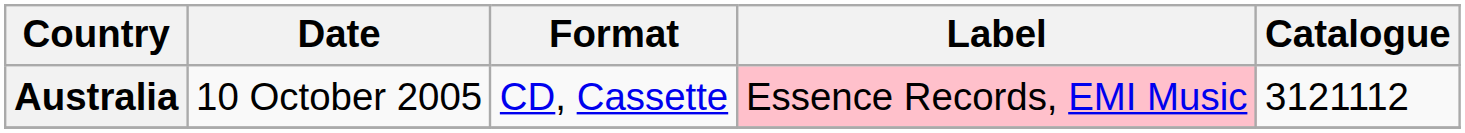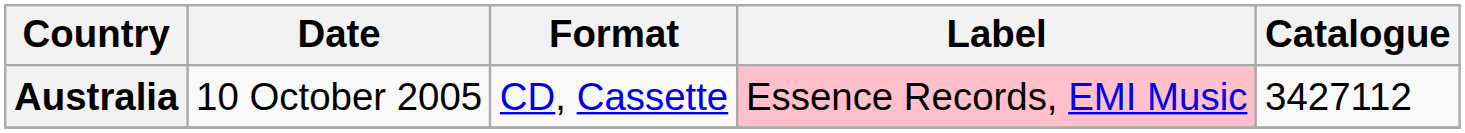(1337, 95) 3121112 -> (1338, 95) 3427112
